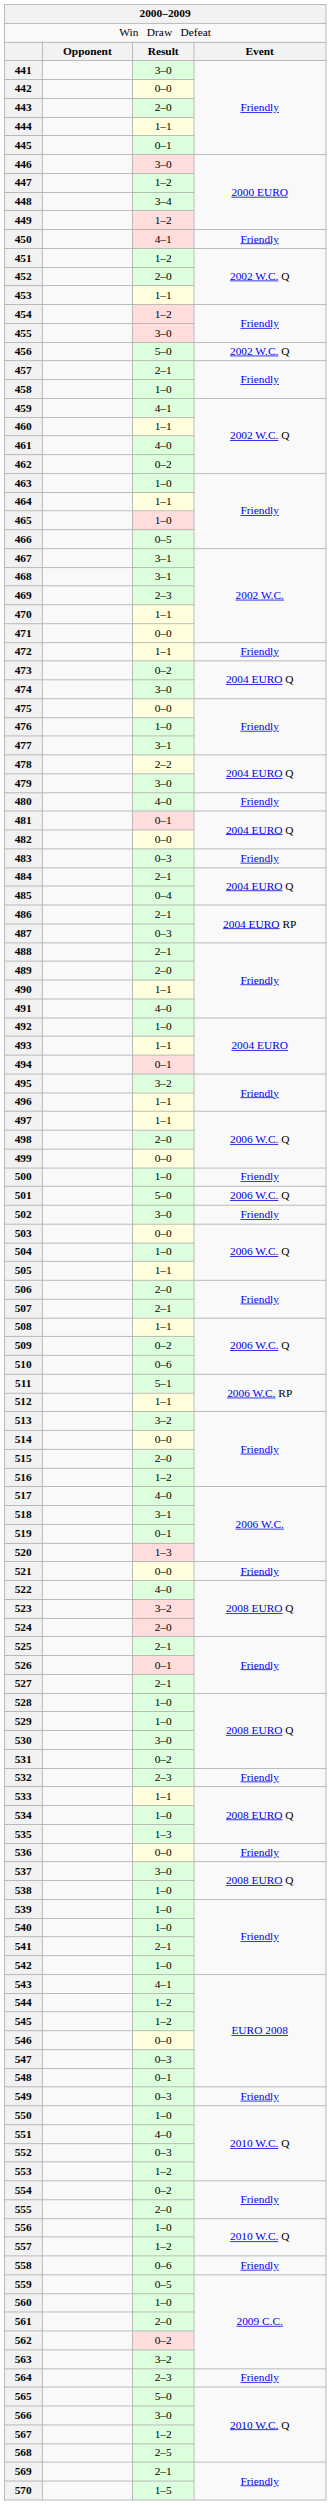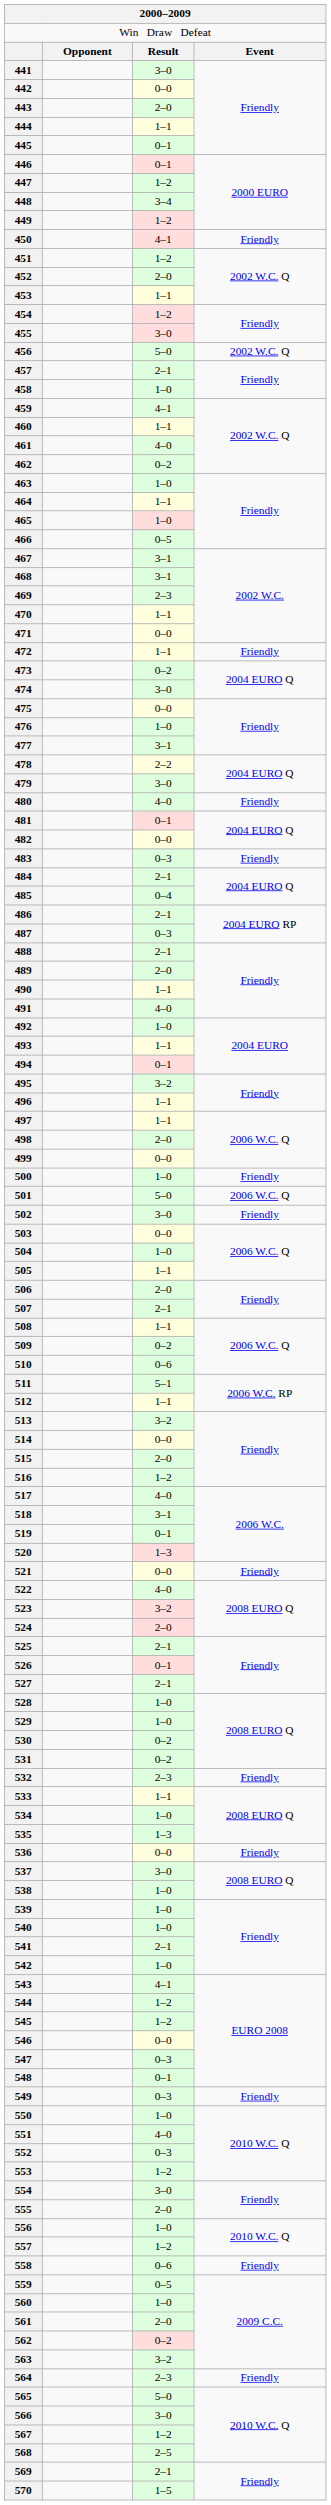(163, 164) 3–0 -> (163, 164) 0–1
(163, 1740) 3–0 -> (163, 1740) 0–2
(163, 2190) 0–2 -> (163, 2190) 3–0
